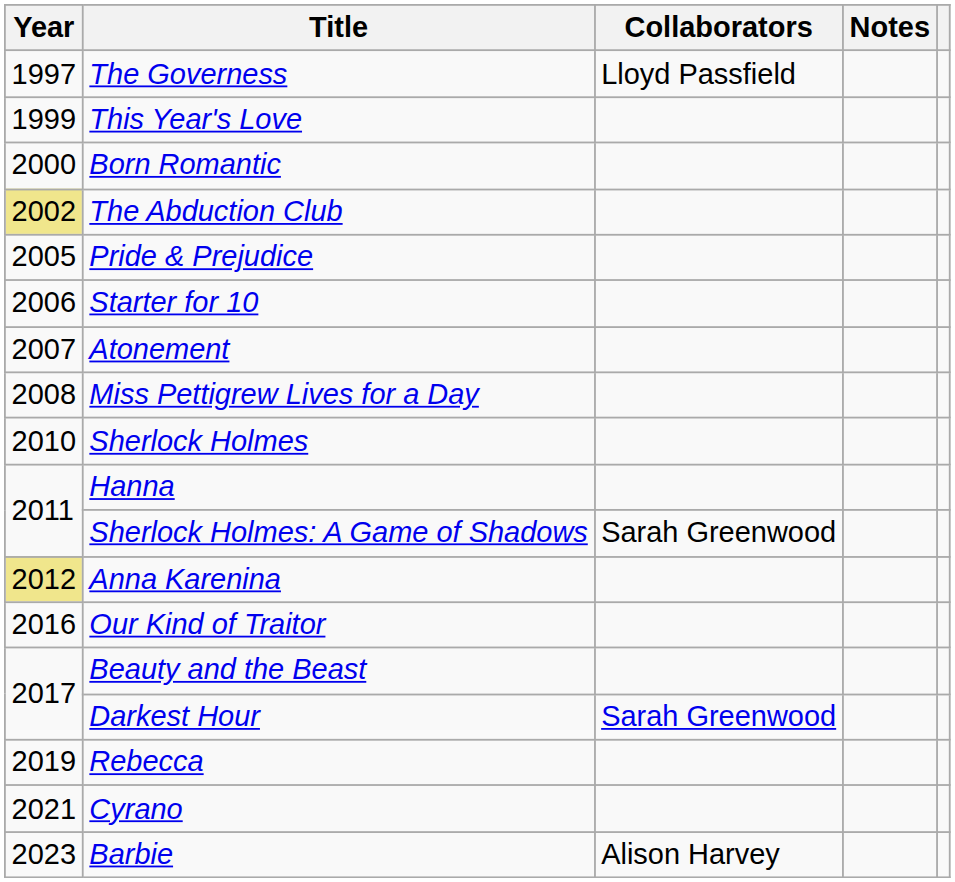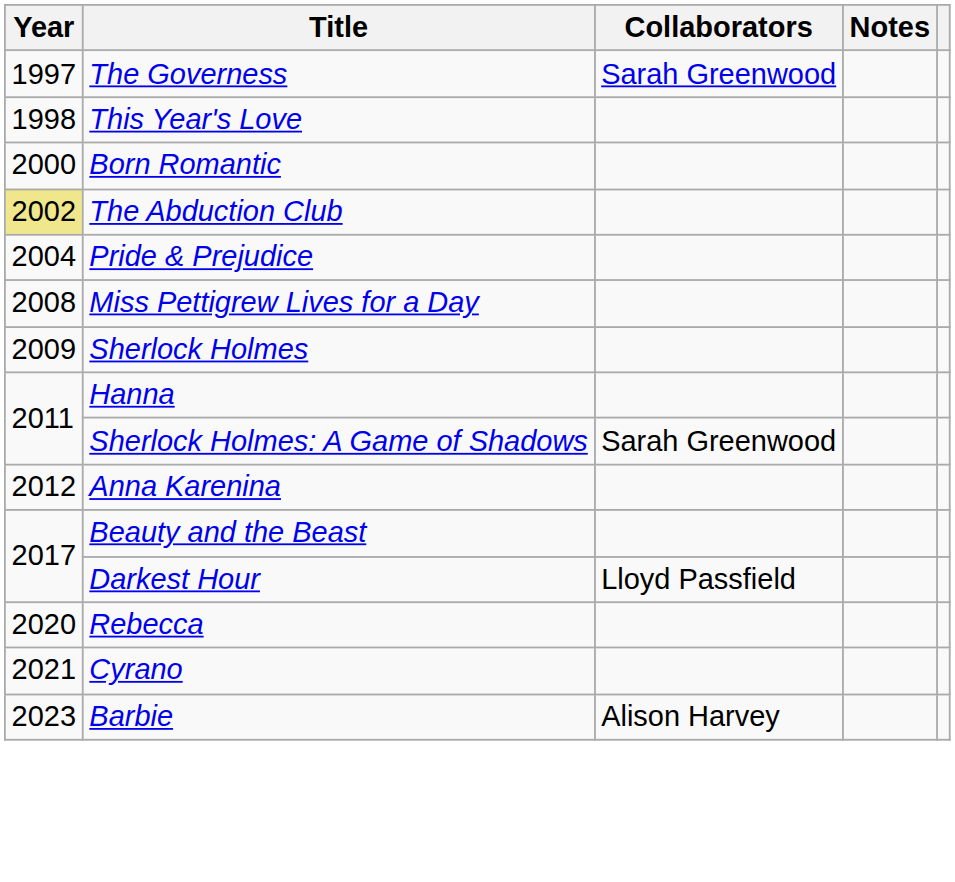(699, 73) Lloyd Passfield -> (719, 73) Sarah Greenwood
(44, 119) 1999 -> (44, 119) 1998
(44, 257) 2005 -> (44, 257) 2004
- row: (174, 303)
- row: (159, 348)
(44, 440) 2010 -> (44, 348) 2009
(44, 578) khaki background -> (44, 486) no background
- row: (207, 624)
(719, 716) Sarah Greenwood -> (699, 578) Lloyd Passfield
(44, 762) 2019 -> (44, 624) 2020
